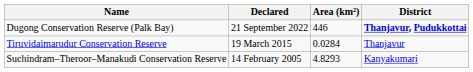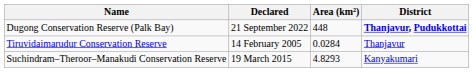(320, 28) 446 -> (320, 28) 448
(261, 43) 19 March 2015 -> (266, 43) 14 February 2005
(266, 59) 14 February 2005 -> (261, 59) 19 March 2015
